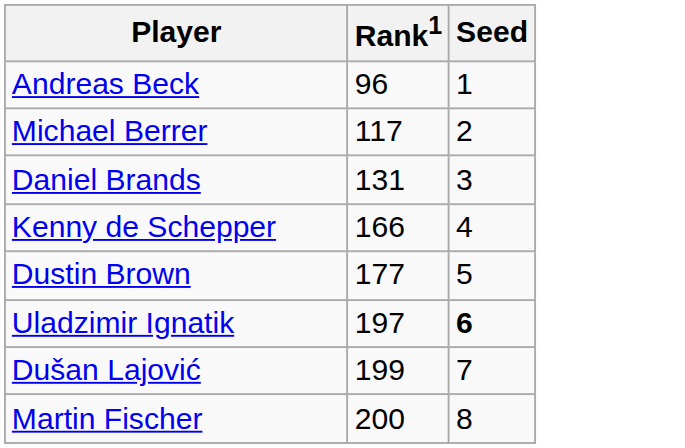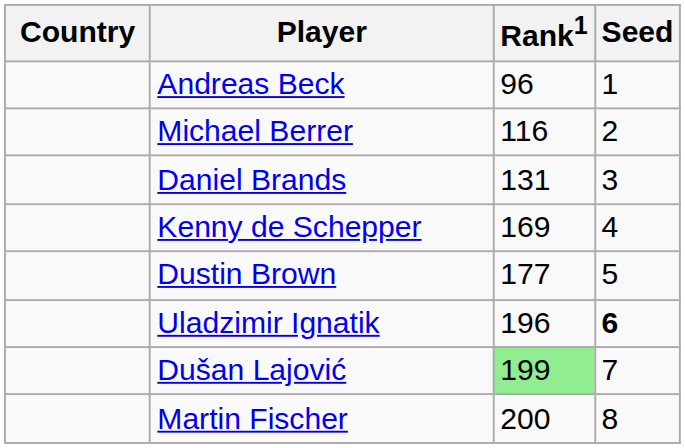+ column: (78, 32)
(379, 131) 117 -> (524, 131) 116
(380, 227) 166 -> (525, 227) 169
(380, 322) 197 -> (525, 322) 196
(380, 370) no background -> (525, 370) lightgreen background
